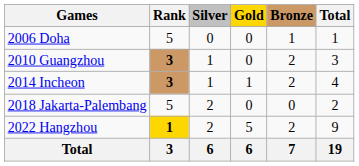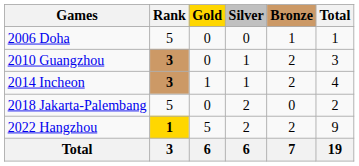columns swapped: (249, 15) <-> (210, 15)
